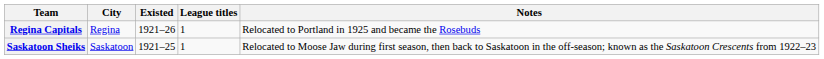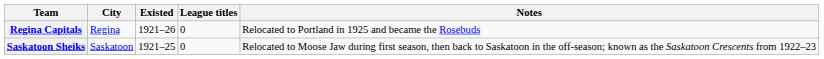(183, 29) 1 -> (183, 29) 0
(183, 46) 1 -> (183, 46) 0
